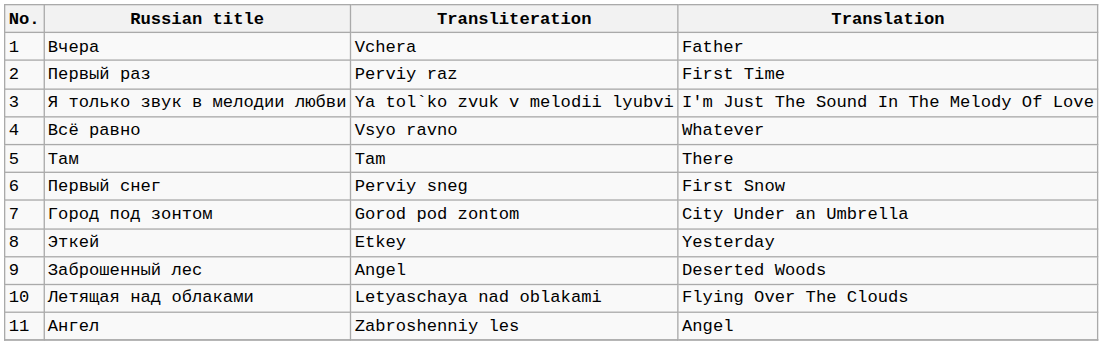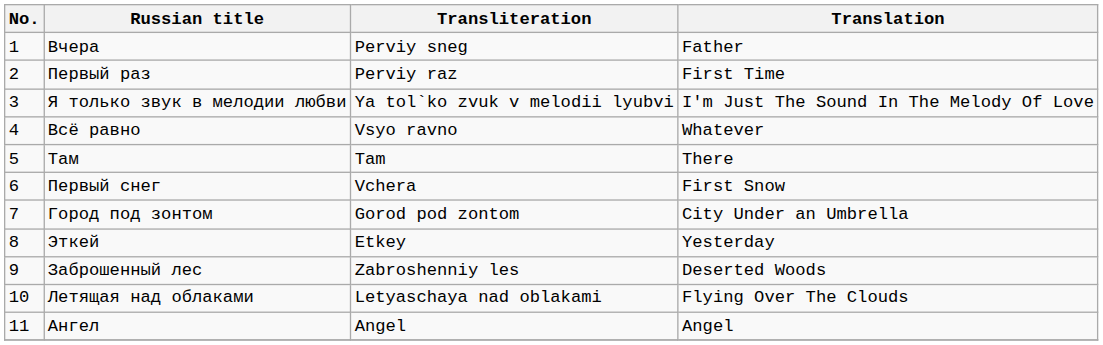(386, 47) Vchera -> (411, 47) Perviy sneg
(411, 186) Perviy sneg -> (386, 186) Vchera
(380, 270) Angel -> (437, 270) Zabroshenniy les
(437, 326) Zabroshenniy les -> (380, 326) Angel
